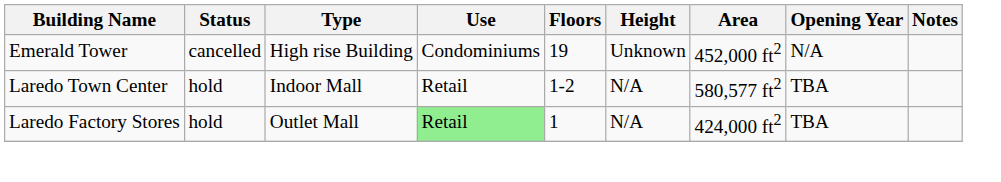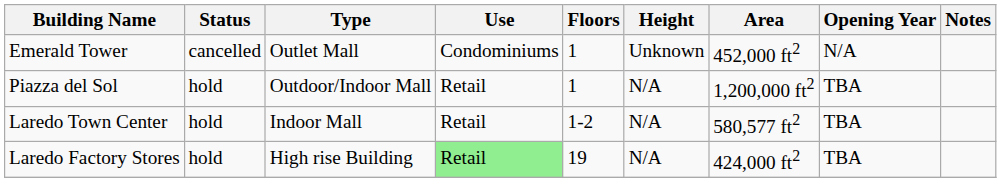(341, 50) High rise Building -> (314, 50) Outlet Mall
(558, 50) 19 -> (572, 50) 1
+ row: (63, 85)
(314, 121) Outlet Mall -> (341, 157) High rise Building
(554, 121) 1 -> (577, 157) 19
